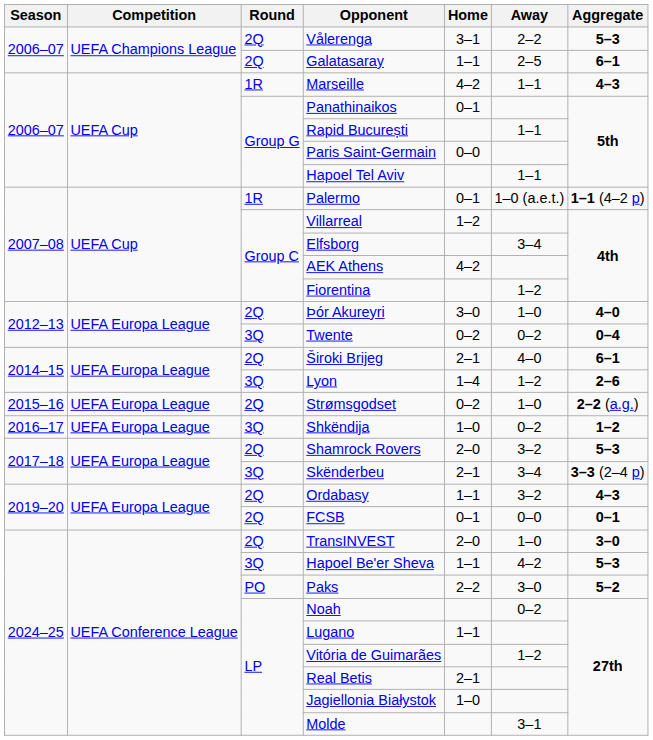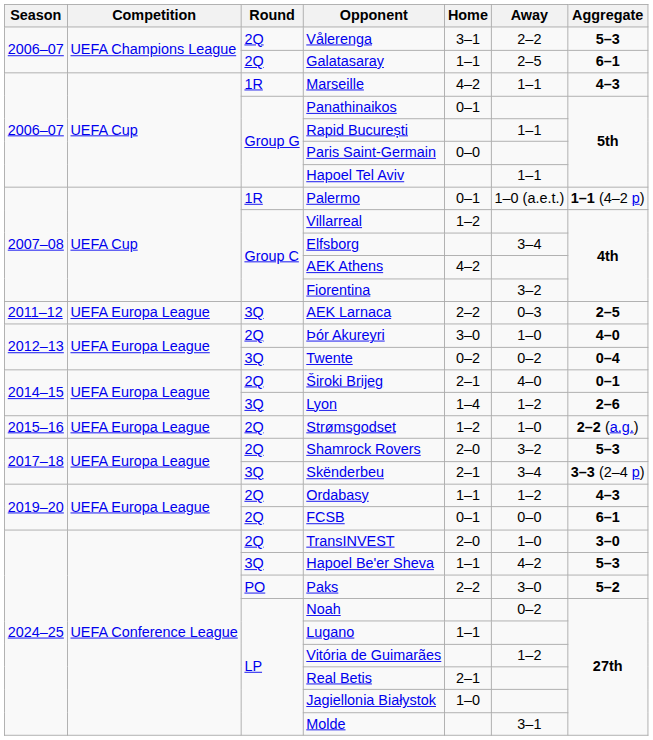(529, 289) 1–2 -> (529, 289) 3–2
+ row: (349, 312)
(608, 358) 6–1 -> (608, 381) 0–1
(468, 404) 0–2 -> (468, 426) 1–2
- row: (338, 426)
(529, 495) 3–2 -> (529, 495) 1–2
(608, 518) 0–1 -> (608, 518) 6–1
